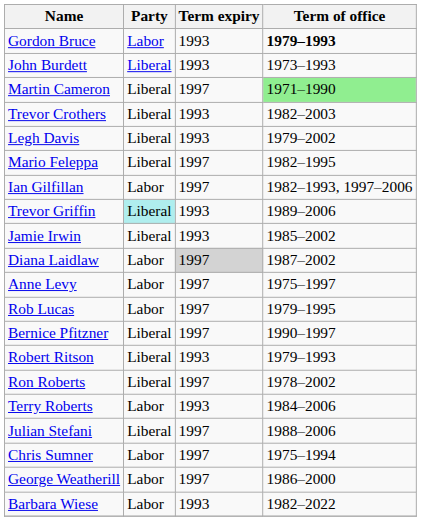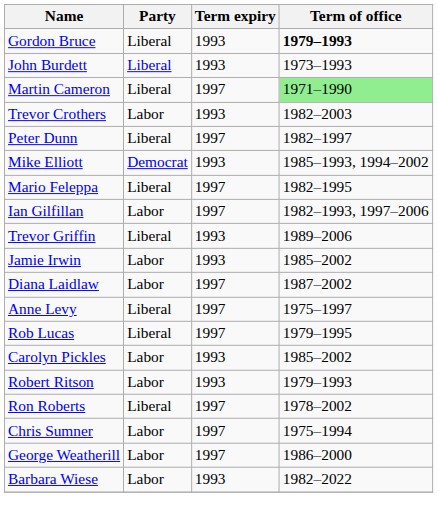(146, 41) Labor -> (149, 41) Liberal
(149, 114) Liberal -> (146, 114) Labor
- row: (44, 138)
+ row: (43, 138)
+ row: (45, 162)
(149, 211) paleturquoise background -> (149, 235) no background
(149, 235) Liberal -> (146, 260) Labor
(194, 260) lightgrey background -> (210, 284) no background
(146, 284) Labor -> (149, 308) Liberal
(146, 308) Labor -> (149, 333) Liberal
- row: (58, 333)
+ row: (57, 357)
(149, 357) Liberal -> (146, 382) Labor
- row: (50, 406)
- row: (50, 430)
